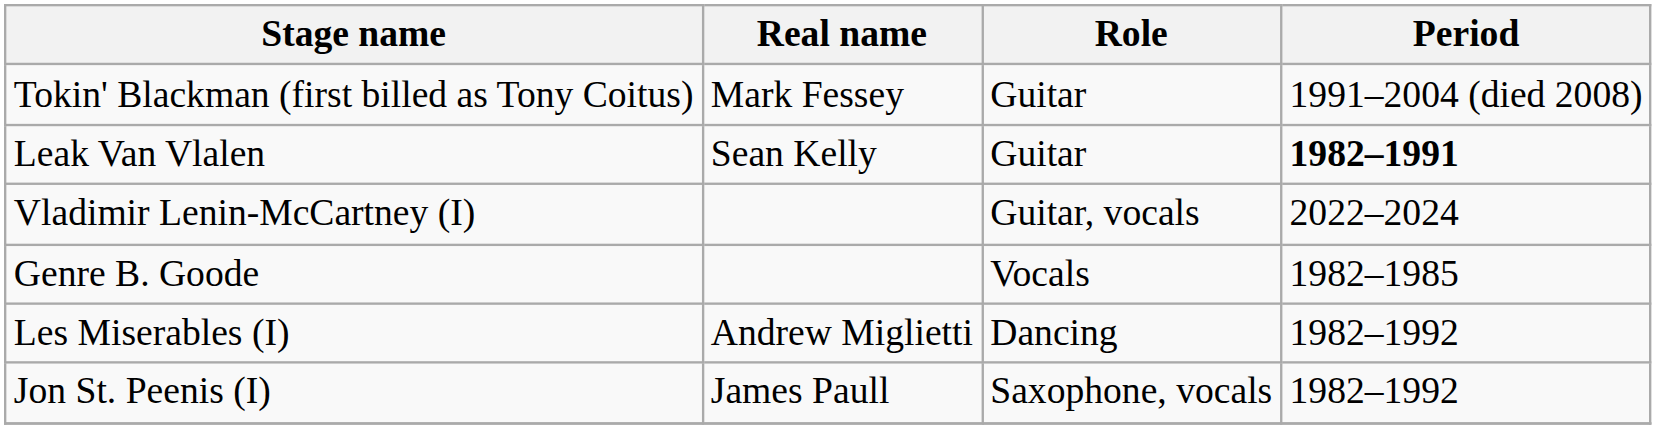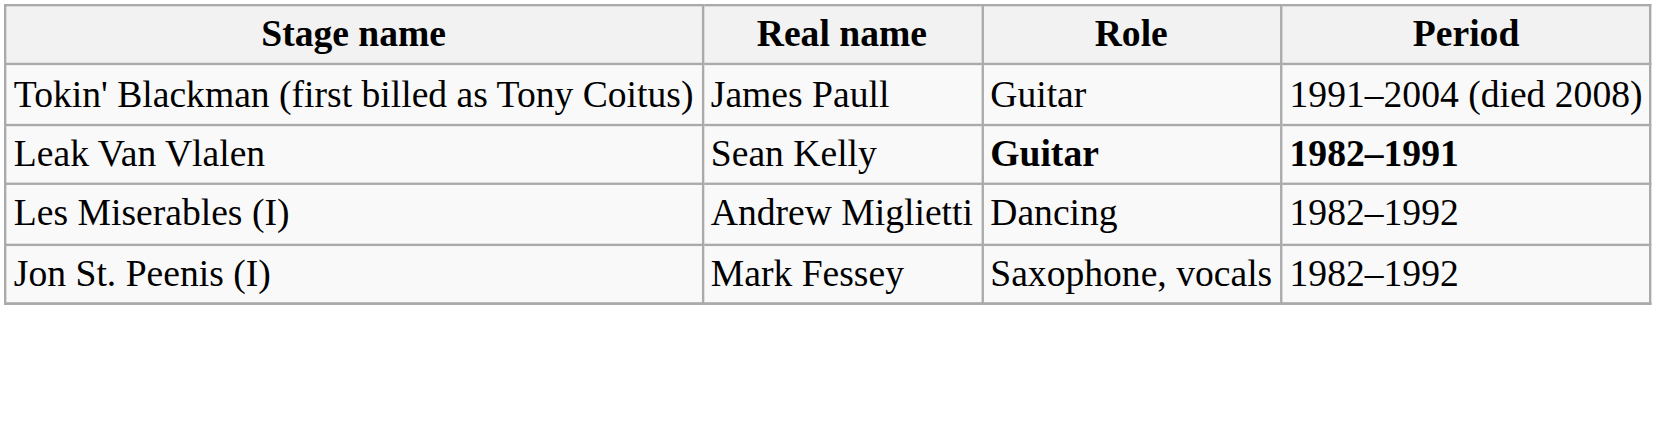(807, 93) Mark Fessey -> (800, 93) James Paull
(1038, 153) normal -> (1045, 153) bold
- row: (245, 213)
- row: (137, 272)
(800, 392) James Paull -> (807, 272) Mark Fessey
